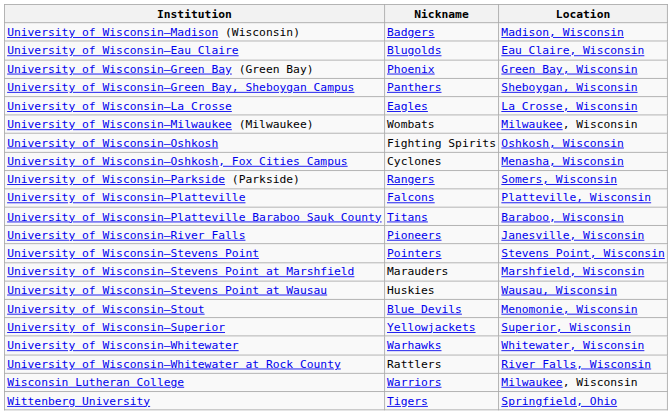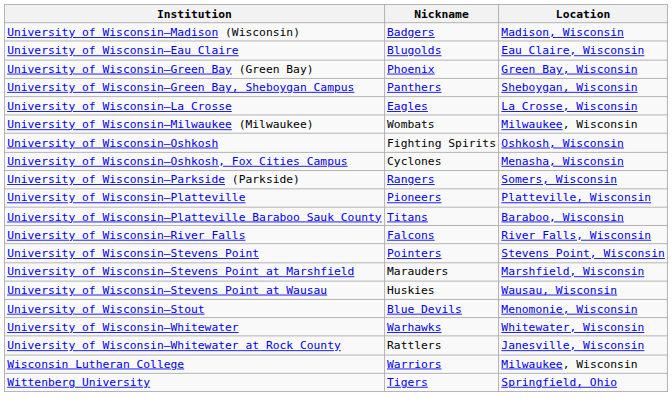(411, 198) Falcons -> (414, 198) Pioneers
(414, 235) Pioneers -> (411, 235) Falcons
(573, 235) Janesville, Wisconsin -> (576, 235) River Falls, Wisconsin
- row: (116, 327)
(576, 364) River Falls, Wisconsin -> (573, 345) Janesville, Wisconsin
